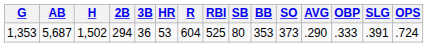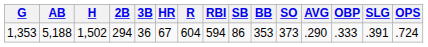(57, 32) 5,687 -> (57, 32) 5,188
(165, 32) 53 -> (165, 32) 67
(216, 32) 525 -> (216, 32) 594
(238, 32) 80 -> (238, 32) 86
